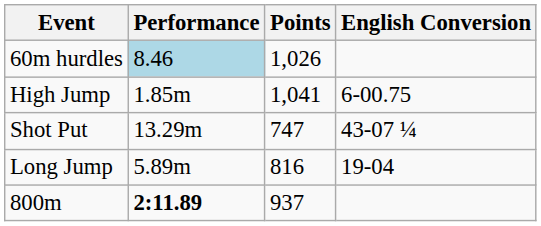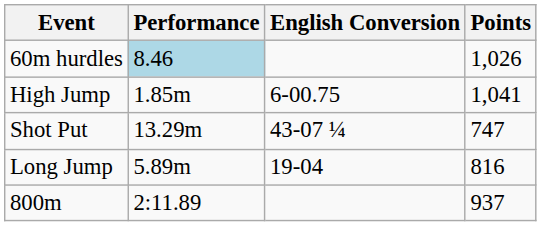columns swapped: (436, 22) <-> (300, 22)
(168, 202) bold -> (167, 202) normal
